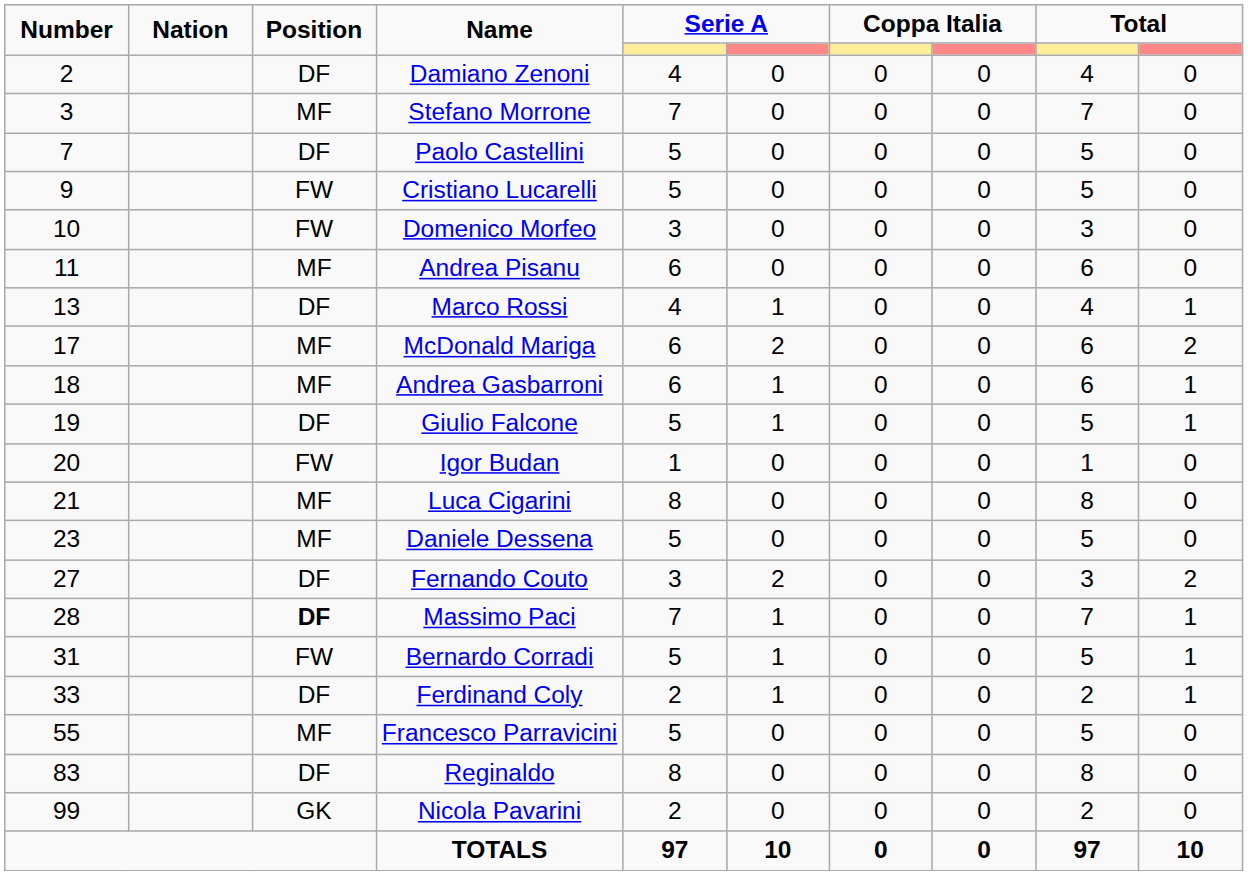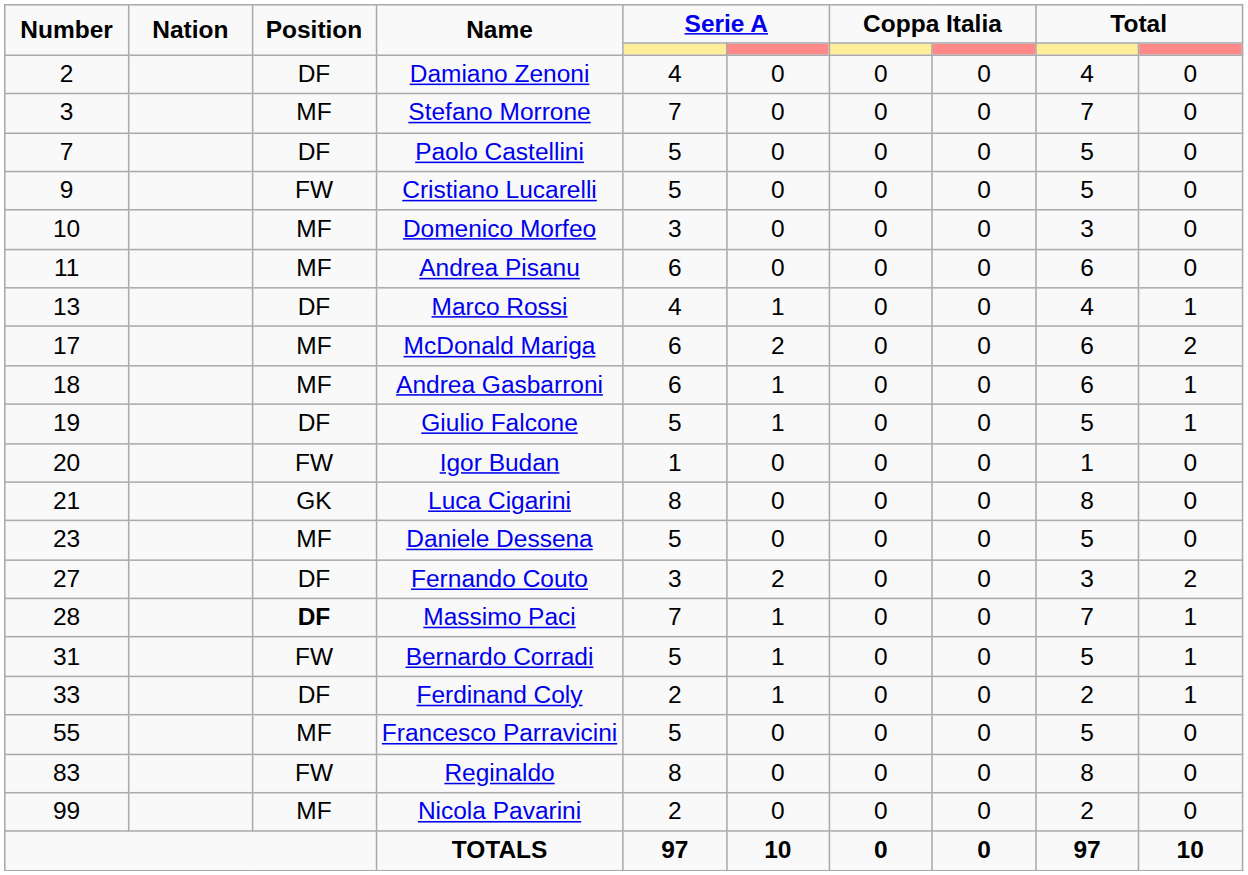(314, 229) FW -> (314, 229) MF
(314, 501) MF -> (314, 501) GK
(314, 772) DF -> (314, 772) FW
(314, 811) GK -> (314, 811) MF
